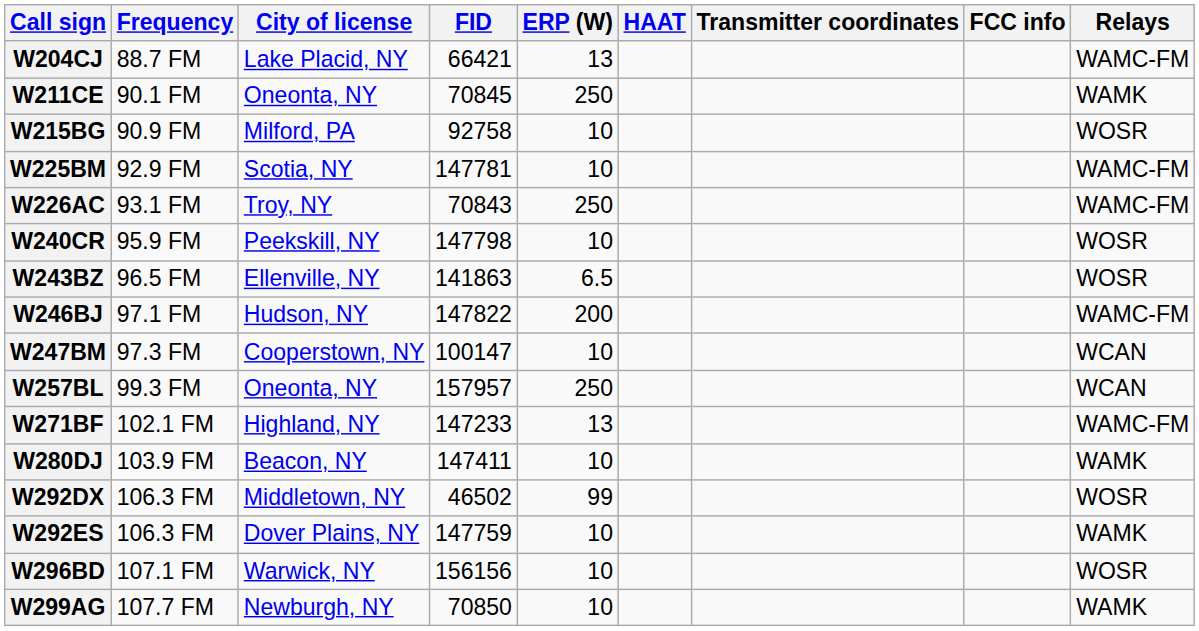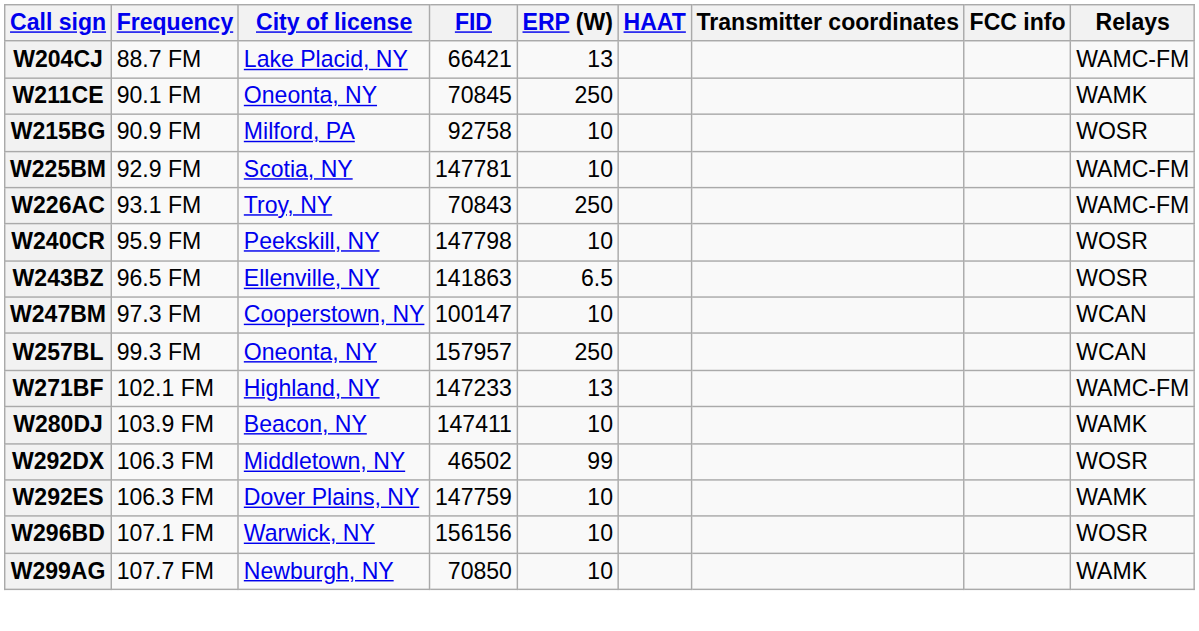- row: (58, 315)
